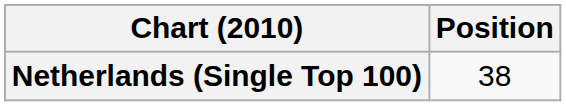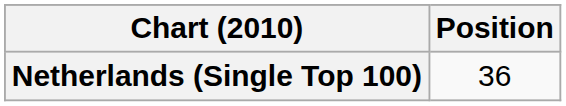(495, 75) 38 -> (495, 75) 36
